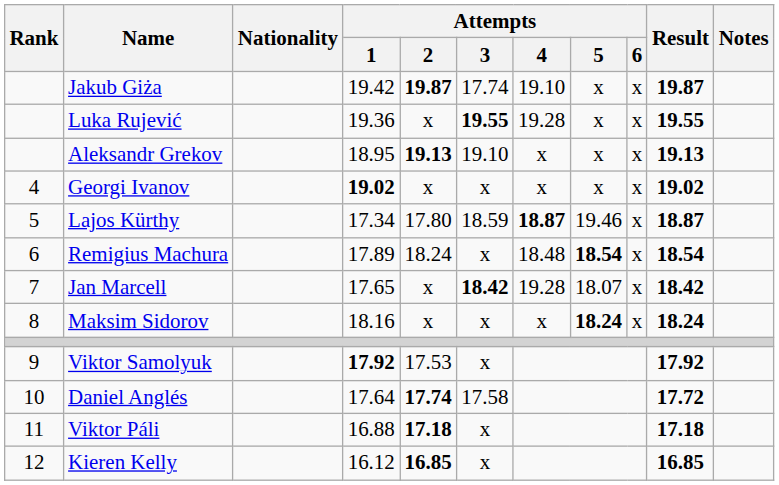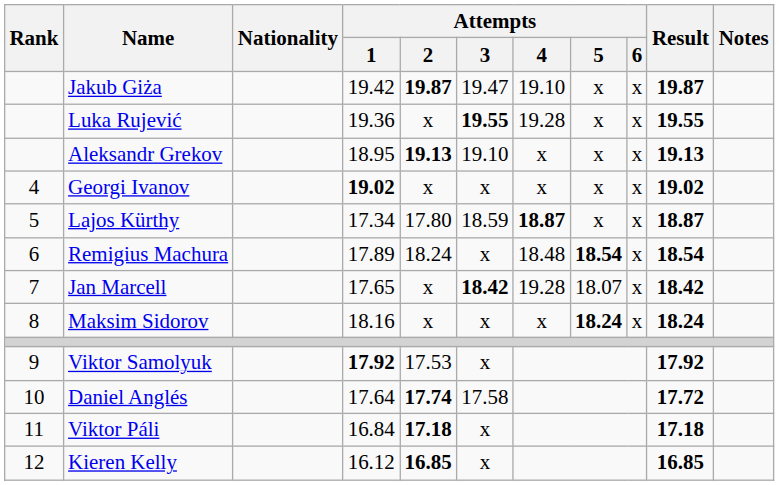(485, 87) 17.74 -> (485, 87) 19.47
(599, 220) 19.46 -> (599, 220) x
(371, 429) 16.88 -> (371, 429) 16.84
